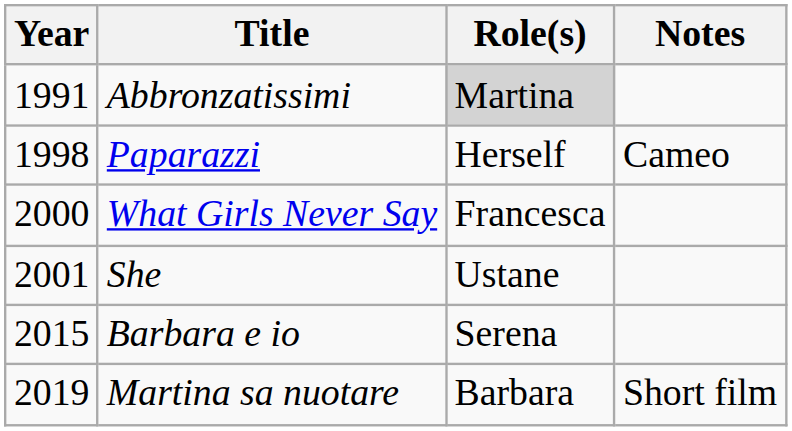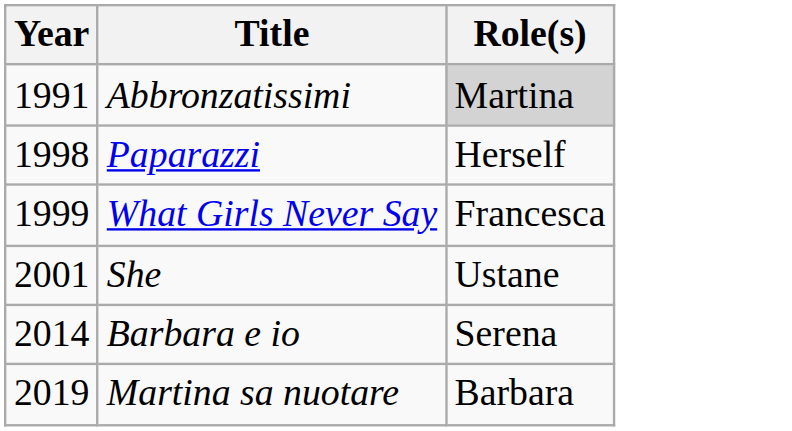- column: (700, 34)
(52, 214) 2000 -> (52, 214) 1999
(52, 333) 2015 -> (52, 333) 2014
